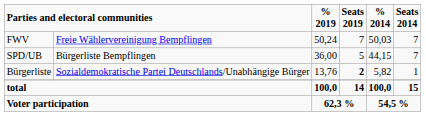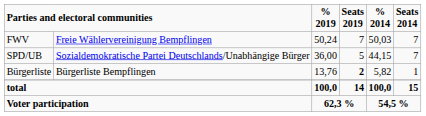(106, 55) Bürgerliste Bempflingen -> (183, 55) Sozialdemokratische Partei Deutschlands/Unabhängige Bürger
(183, 71) Sozialdemokratische Partei Deutschlands/Unabhängige Bürger -> (106, 71) Bürgerliste Bempflingen
